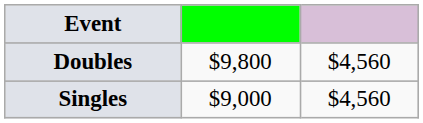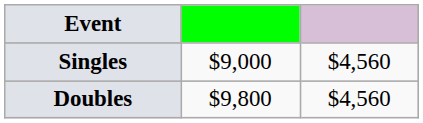rows swapped: (93, 99) <-> (93, 61)
